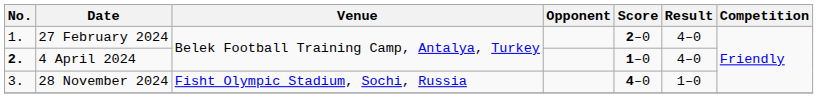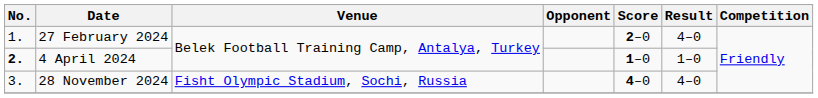(689, 60) 4–0 -> (689, 60) 1–0
(689, 82) 1–0 -> (689, 82) 4–0
